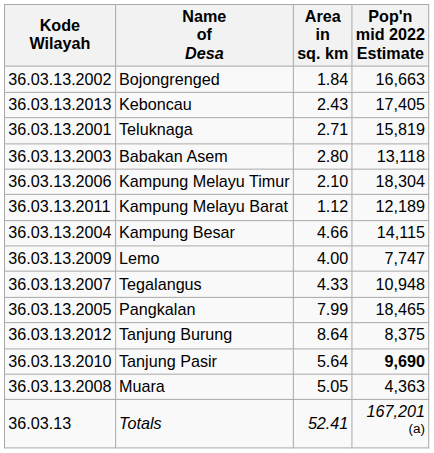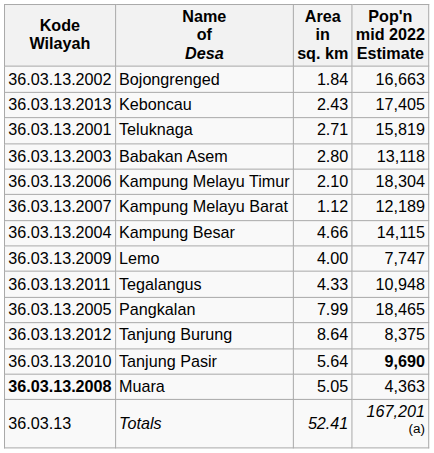(59, 207) 36.03.13.2011 -> (60, 207) 36.03.13.2007
(60, 284) 36.03.13.2007 -> (59, 284) 36.03.13.2011
(60, 386) normal -> (60, 386) bold
